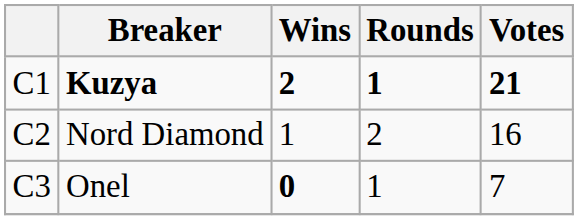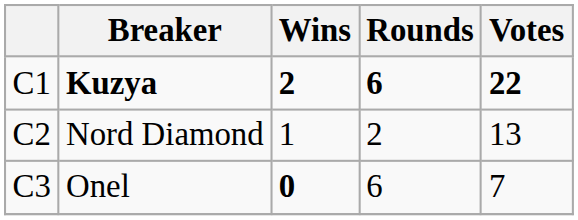(374, 82) 1 -> (374, 82) 6
(505, 82) 21 -> (505, 82) 22
(505, 134) 16 -> (505, 134) 13
(374, 186) 1 -> (374, 186) 6
